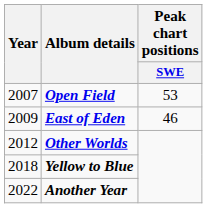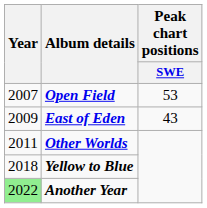(170, 118) 46 -> (170, 118) 43
(23, 142) 2012 -> (23, 142) 2011
(23, 190) no background -> (23, 190) lightgreen background
